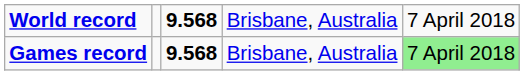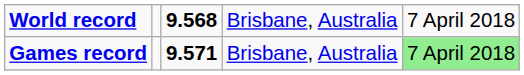(192, 53) 9.568 -> (192, 53) 9.571
